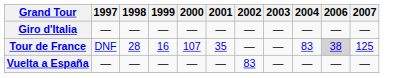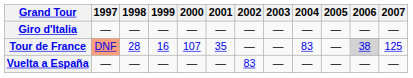+ column: (336, 13)
(105, 47) no background -> (105, 47) lightsalmon background
